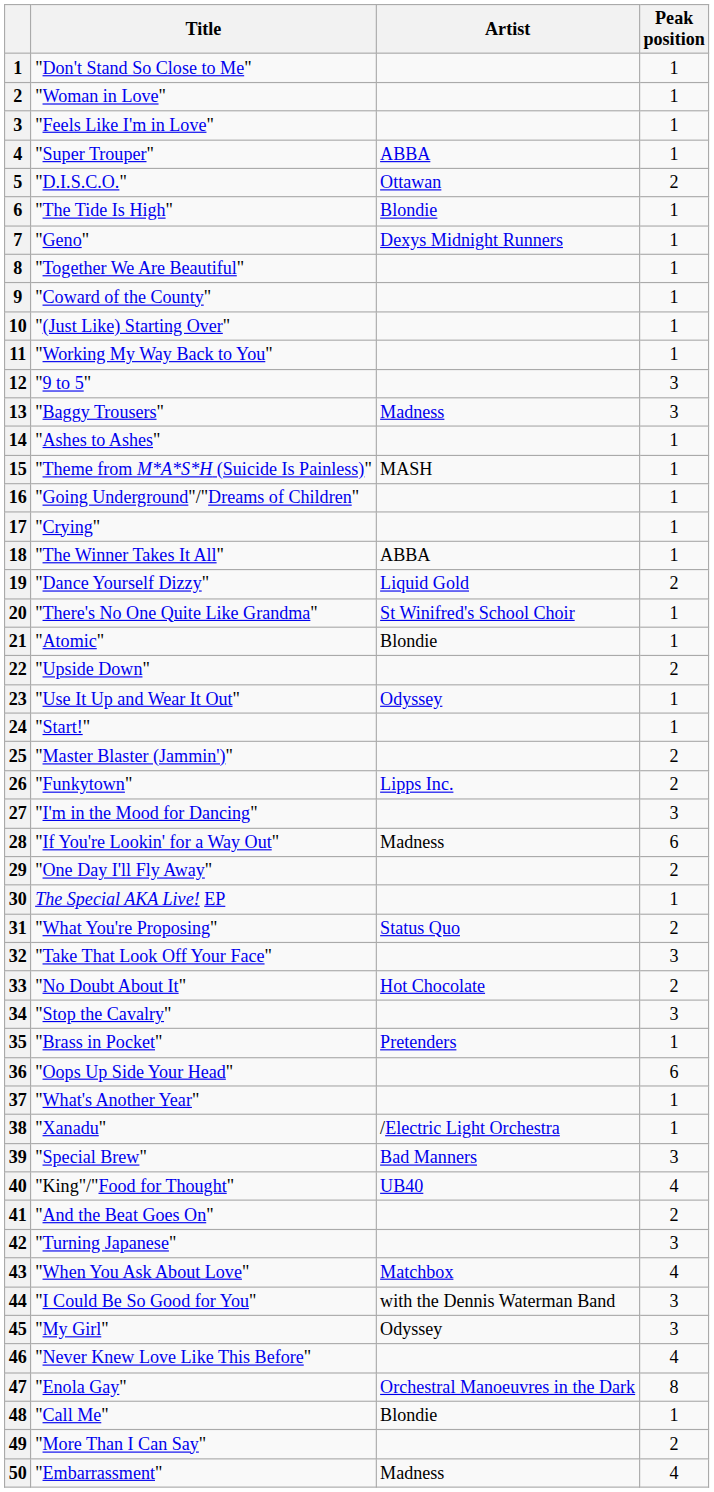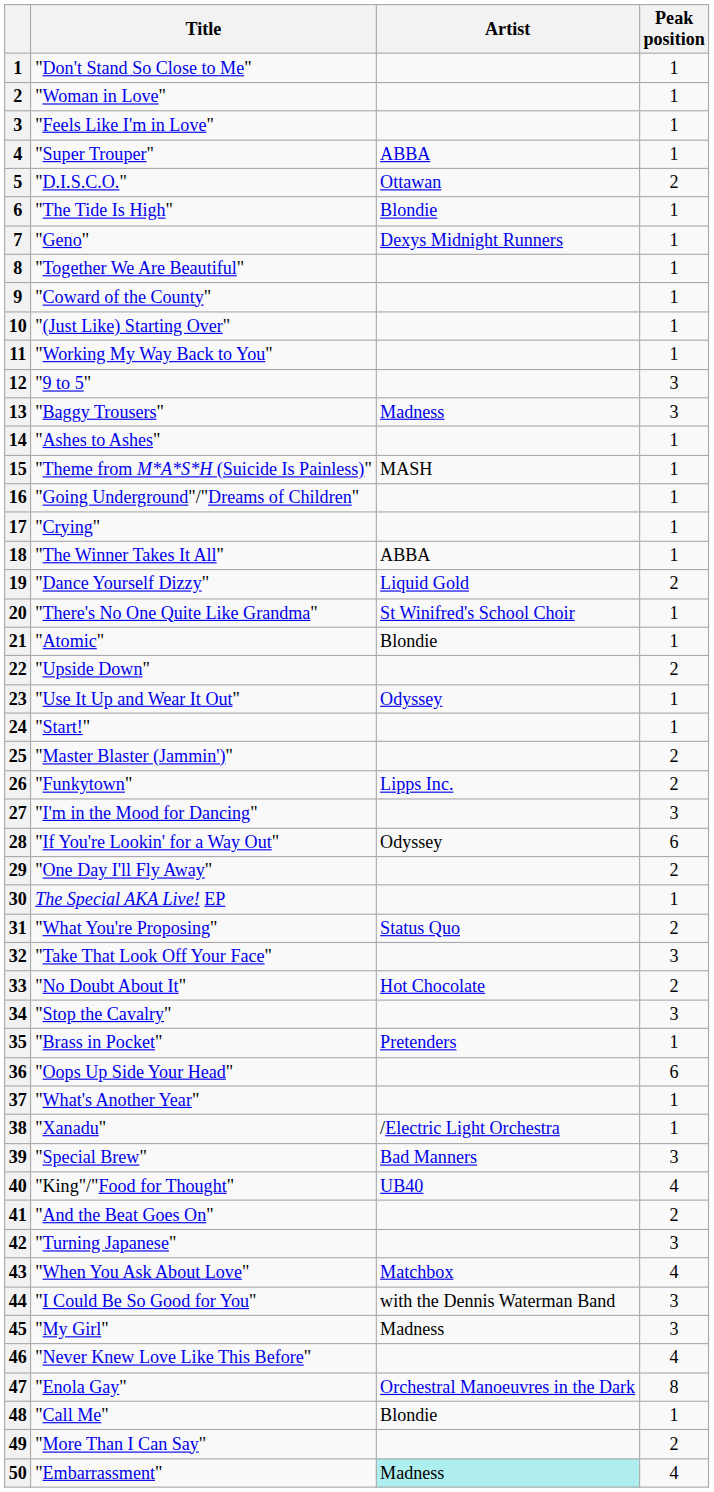(412, 842) Madness -> (411, 842) Odyssey
(411, 1329) Odyssey -> (412, 1329) Madness
(412, 1472) no background -> (412, 1472) paleturquoise background
